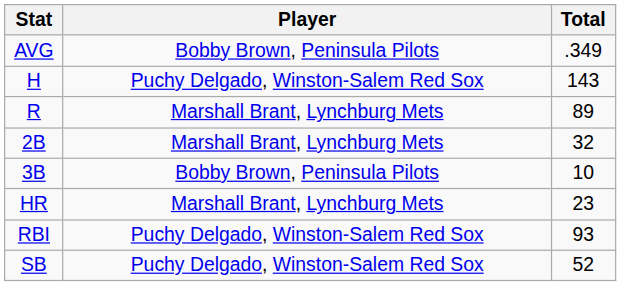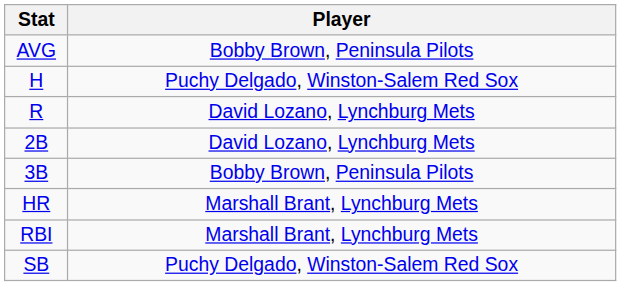- column: (583, 19)
(307, 111) Marshall Brant, Lynchburg Mets -> (342, 111) David Lozano, Lynchburg Mets
(307, 142) Marshall Brant, Lynchburg Mets -> (342, 142) David Lozano, Lynchburg Mets
(307, 234) Puchy Delgado, Winston-Salem Red Sox -> (342, 234) Marshall Brant, Lynchburg Mets
